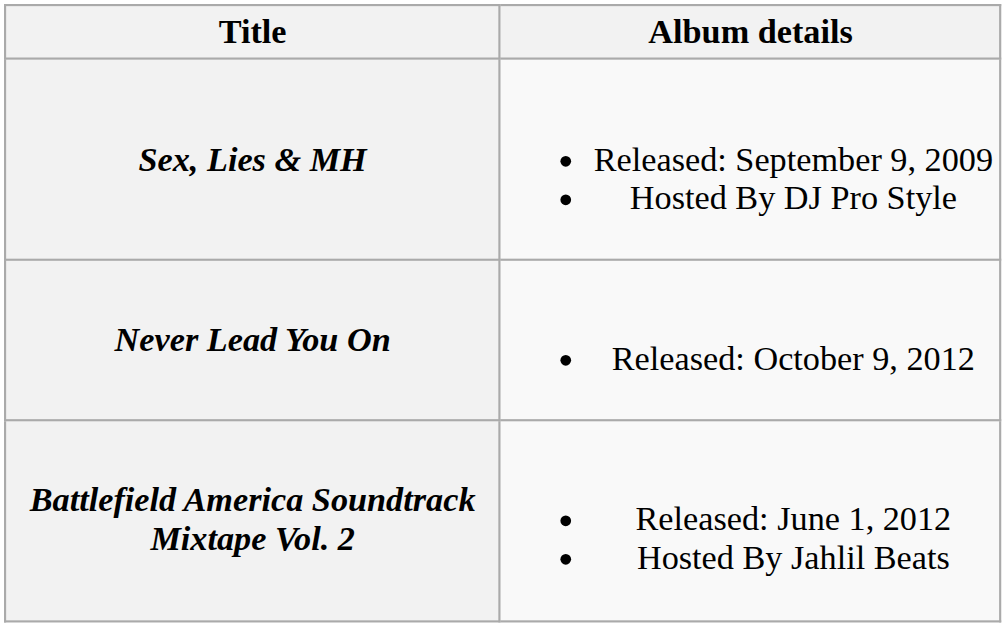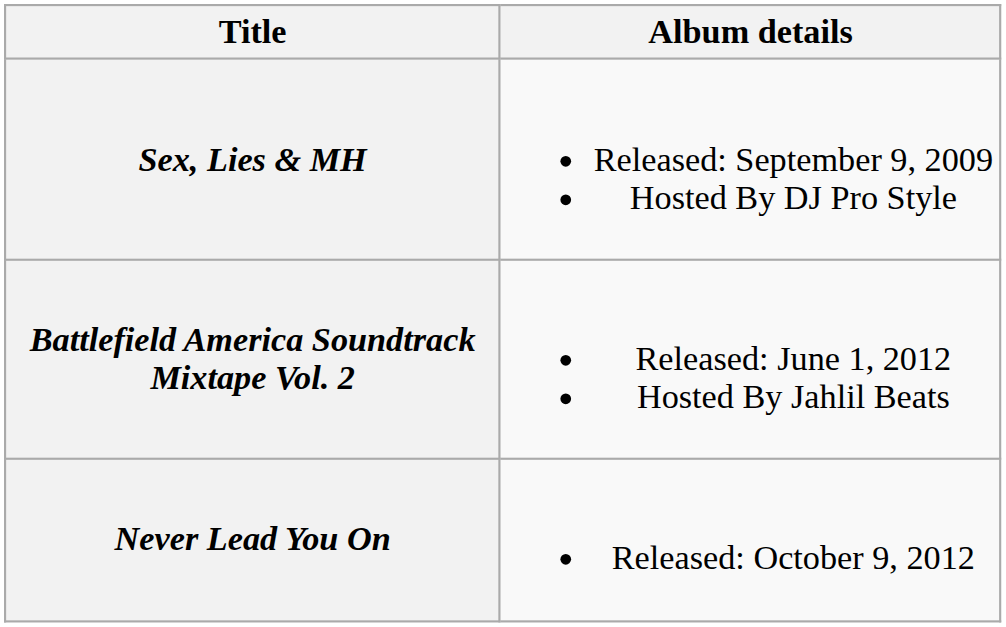rows swapped: (253, 519) <-> (253, 339)
